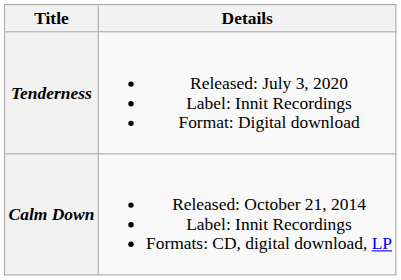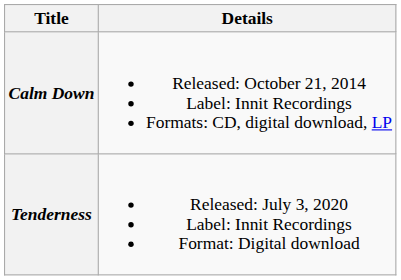rows swapped: (51, 214) <-> (51, 92)
